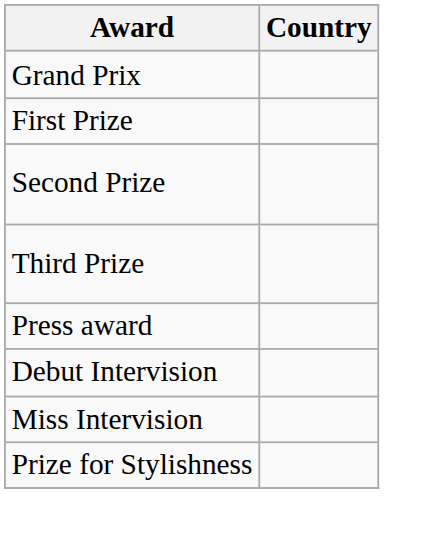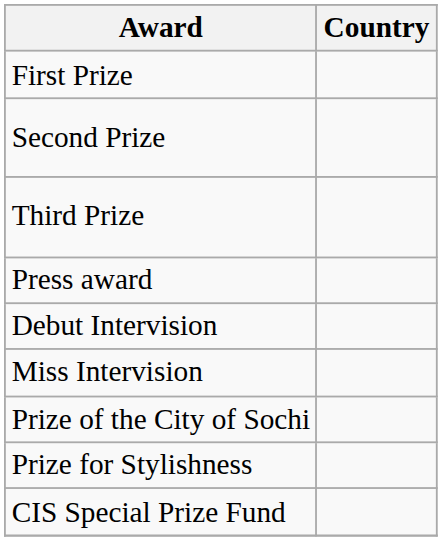- row: (76, 74)
+ row: (161, 418)
+ row: (149, 511)
